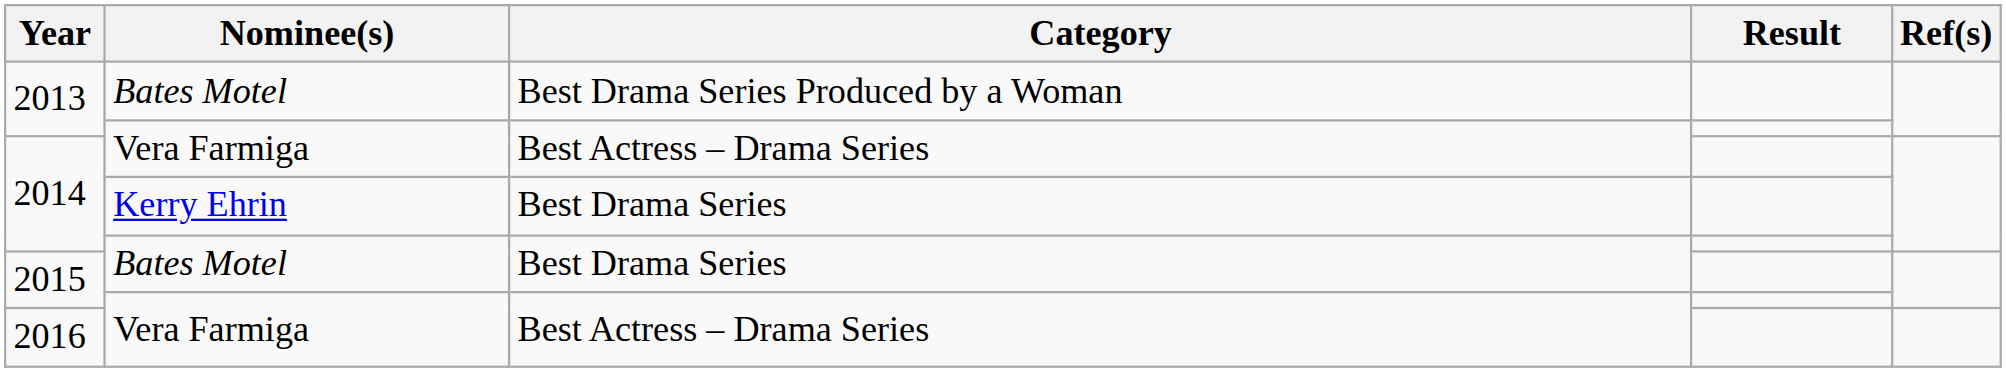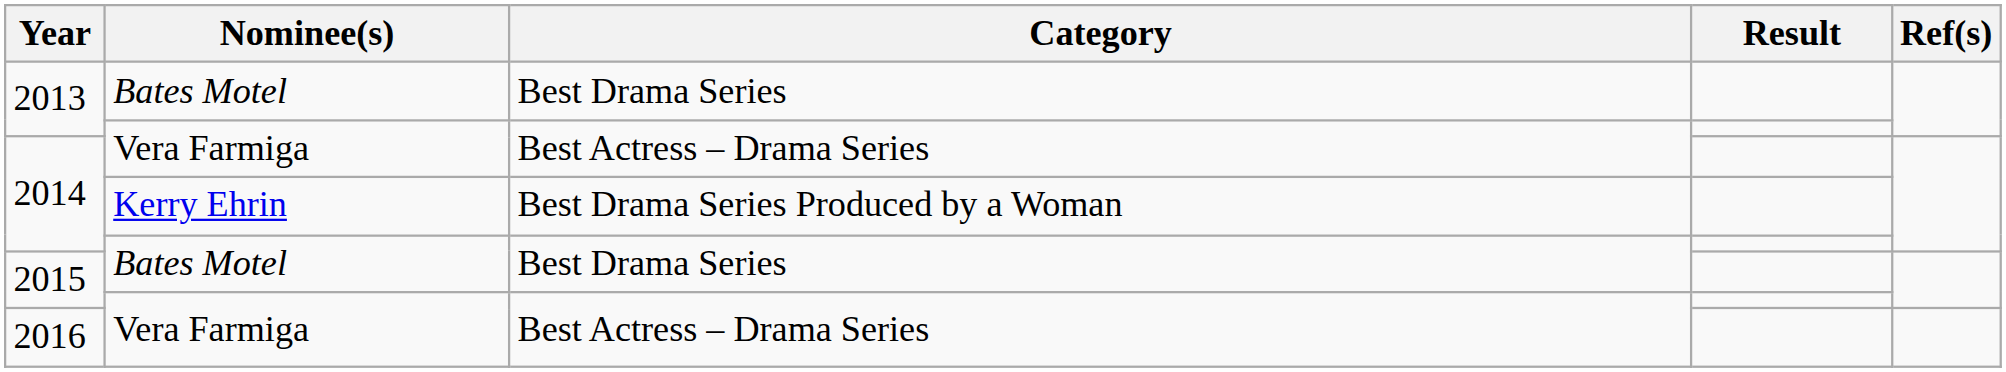(820, 90) Best Drama Series Produced by a Woman -> (652, 90) Best Drama Series
(652, 205) Best Drama Series -> (820, 205) Best Drama Series Produced by a Woman
